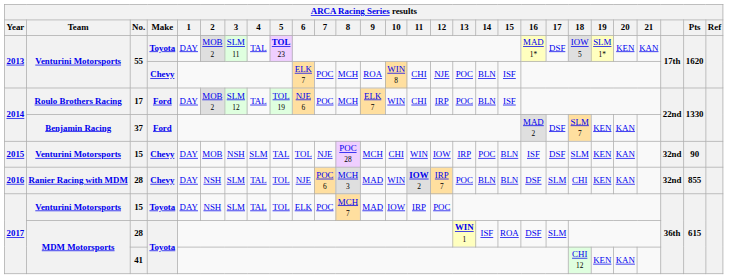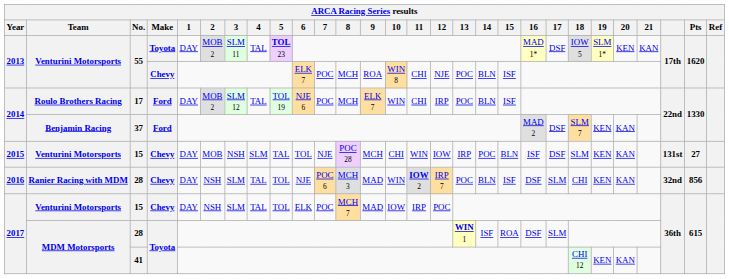(672, 154) 32nd -> (673, 154) 131st
(695, 154) 90 -> (696, 154) 27
(509, 180) BLN -> (509, 180) ISF
(695, 180) 855 -> (696, 180) 856
(162, 207) Toyota -> (162, 207) Chevy
